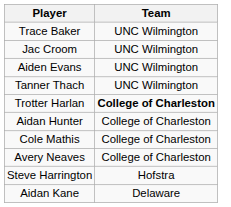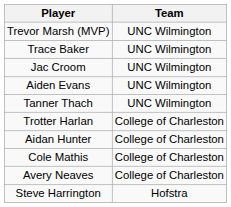+ row: (58, 31)
(156, 103) bold -> (169, 121) normal
- row: (50, 193)
